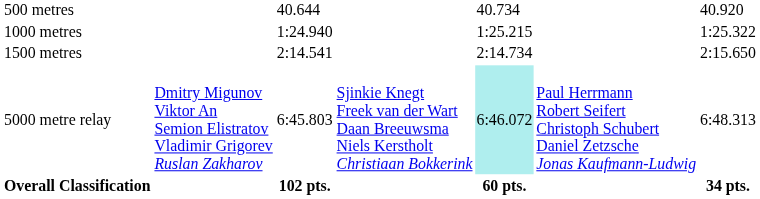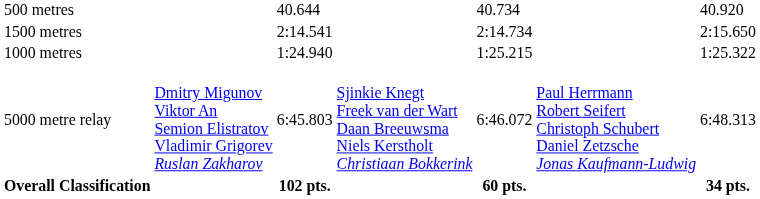rows swapped: (43, 31) <-> (43, 53)
(504, 119) paleturquoise background -> (504, 119) no background
